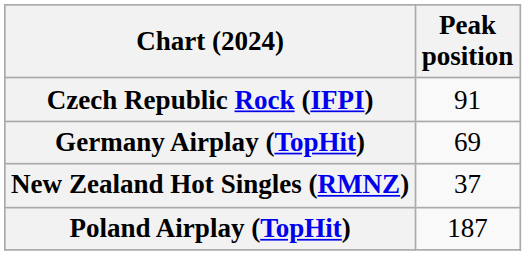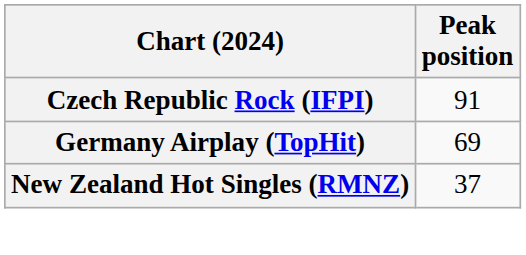- row: (210, 227)
